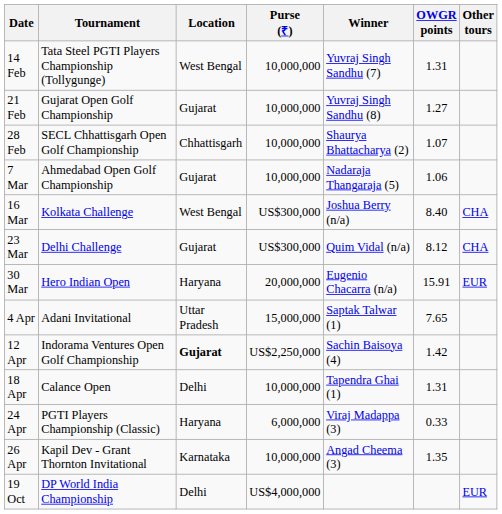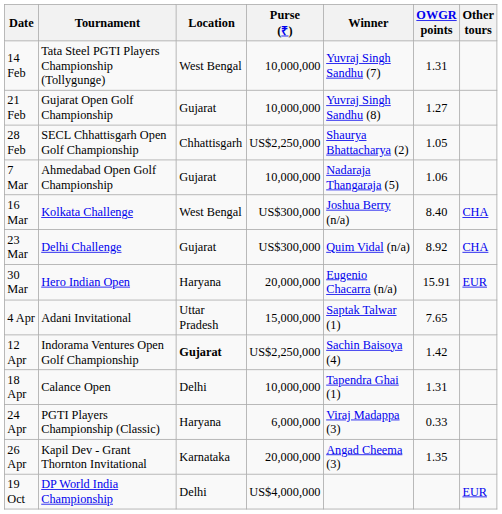(293, 142) 10,000,000 -> (285, 142) US$2,250,000
(437, 142) 1.07 -> (437, 142) 1.05
(437, 247) 8.12 -> (437, 247) 8.92
(293, 456) 10,000,000 -> (293, 456) 20,000,000
